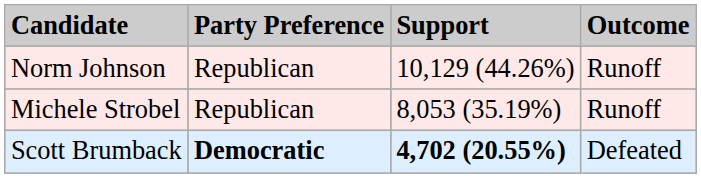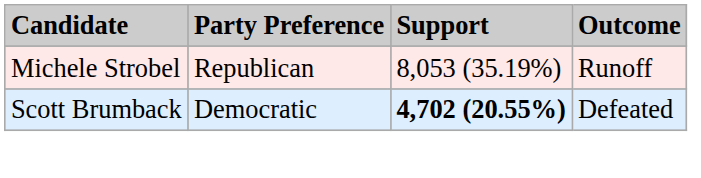- row: (88, 67)
(259, 151) bold -> (255, 109) normal
